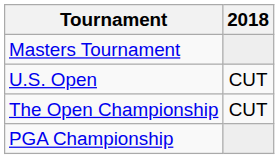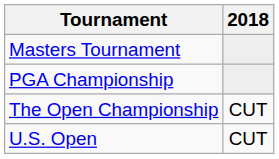rows swapped: (53, 79) <-> (91, 139)
